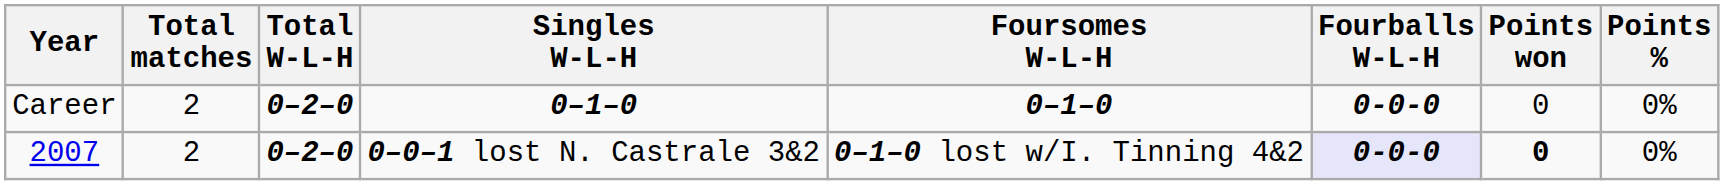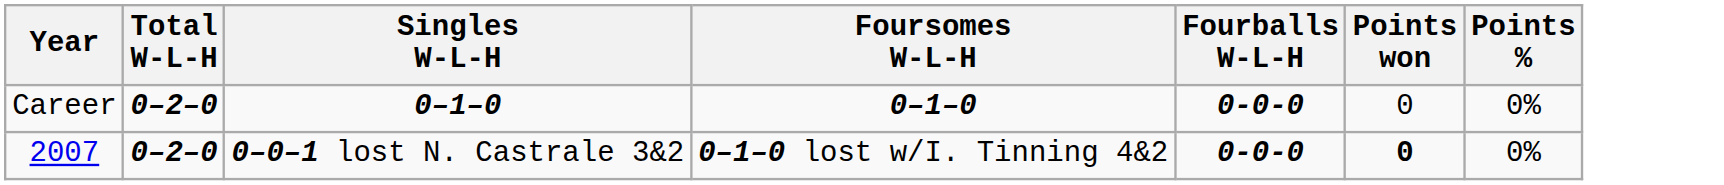- column: (192, 45)
(1396, 156) lavender background -> (1260, 156) no background
